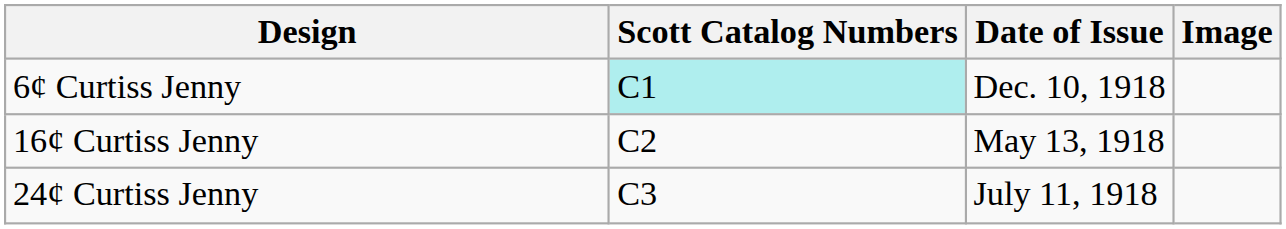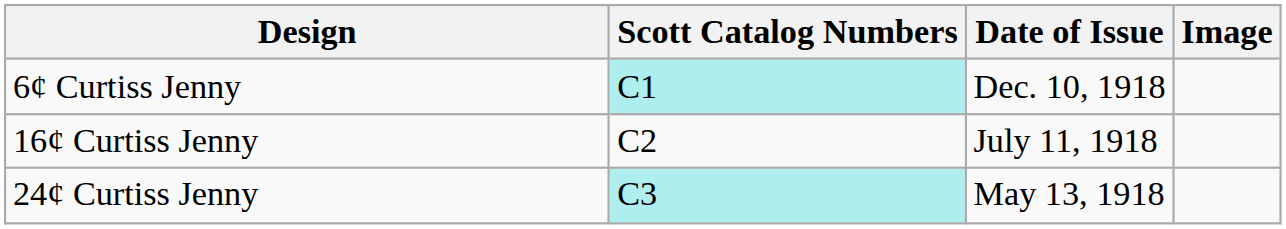(1069, 140) May 13, 1918 -> (1066, 140) July 11, 1918
(637, 194) no background -> (637, 194) paleturquoise background
(1066, 194) July 11, 1918 -> (1069, 194) May 13, 1918
